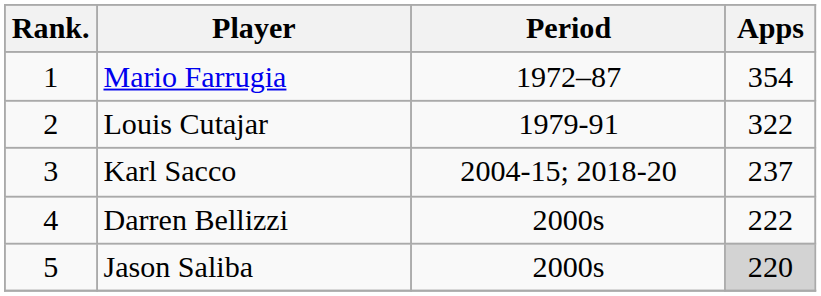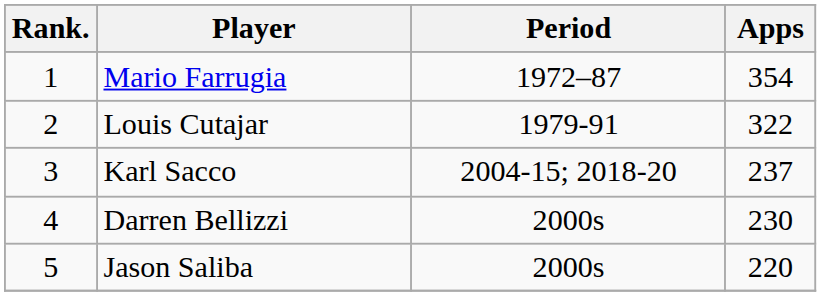(770, 219) 222 -> (770, 219) 230
(770, 266) lightgrey background -> (770, 266) no background
